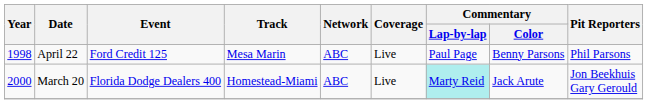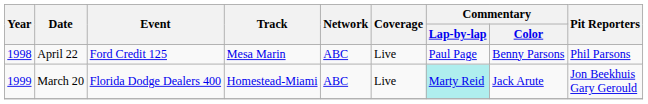(19, 81) 2000 -> (19, 81) 1999
